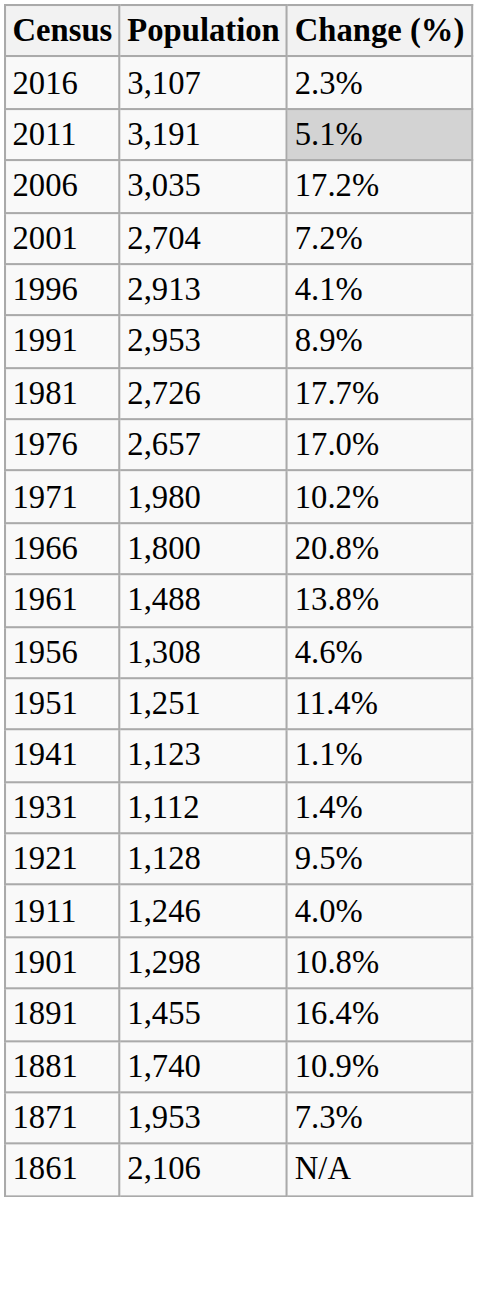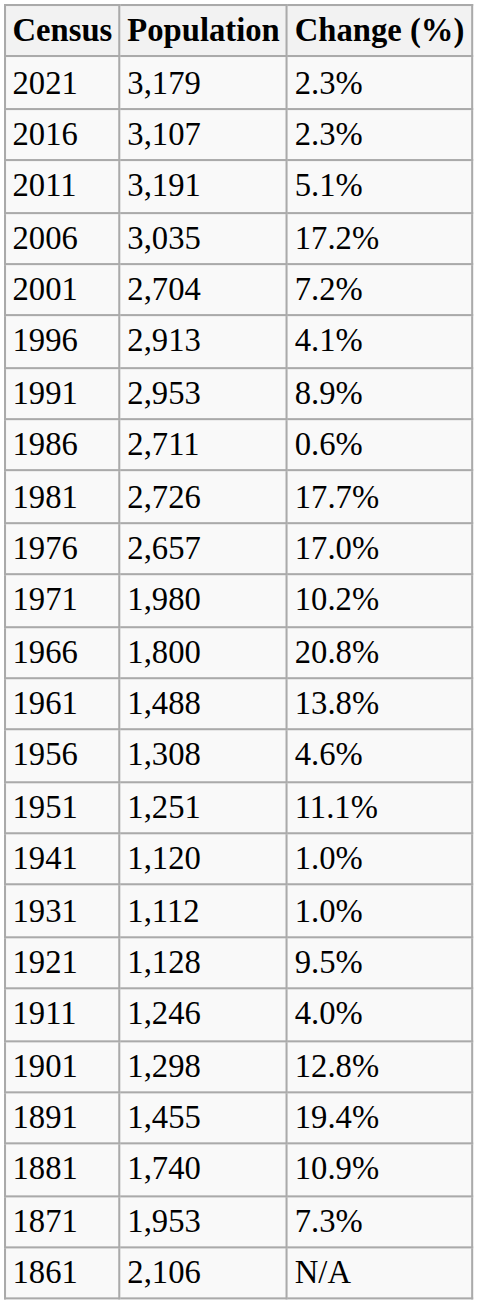+ row: (45, 82)
(329, 133) lightgrey background -> (329, 185) no background
+ row: (45, 444)
(336, 703) 11.4% -> (336, 806) 11.1%
(164, 755) 1,123 -> (164, 858) 1,120
(329, 755) 1.1% -> (329, 858) 1.0%
(329, 806) 1.4% -> (329, 910) 1.0%
(337, 962) 10.8% -> (337, 1065) 12.8%
(337, 1013) 16.4% -> (337, 1117) 19.4%
